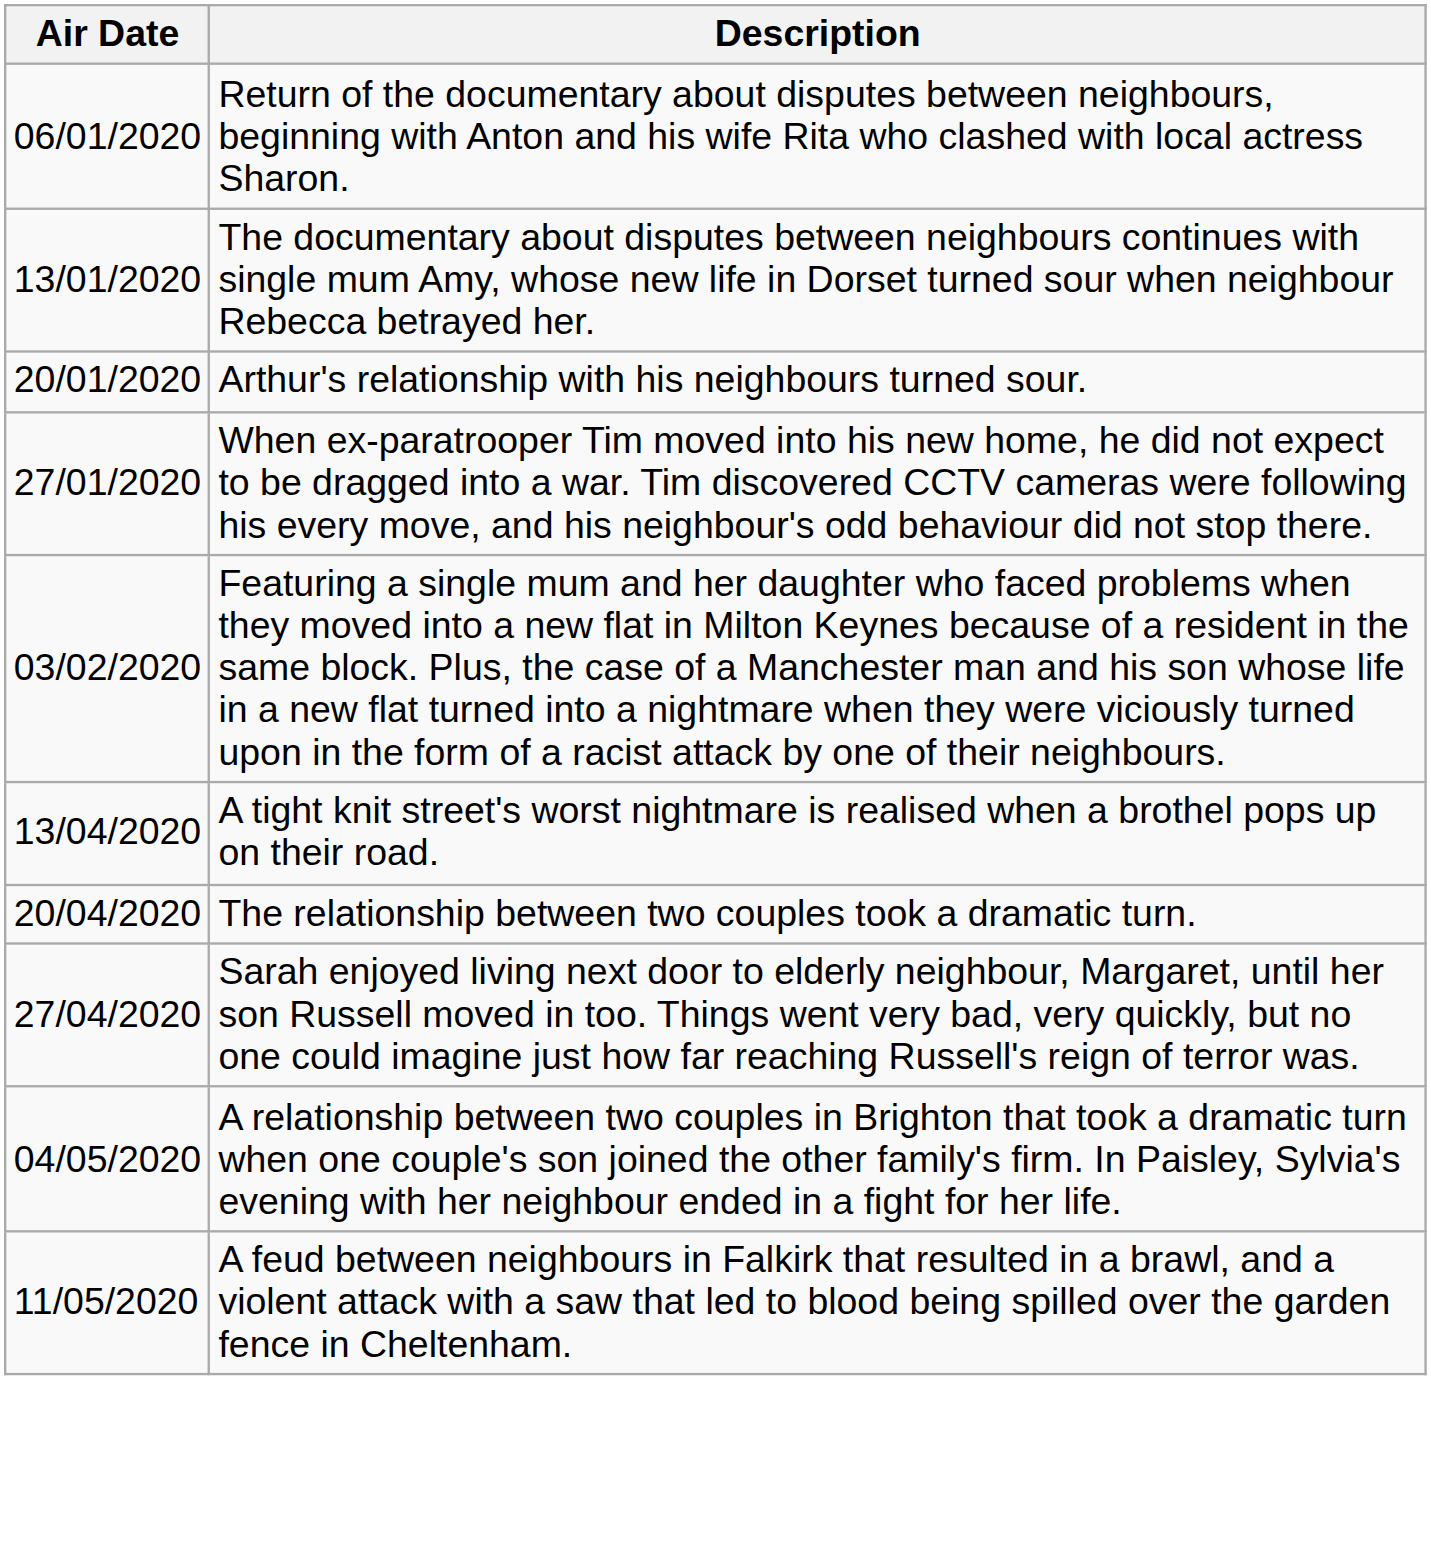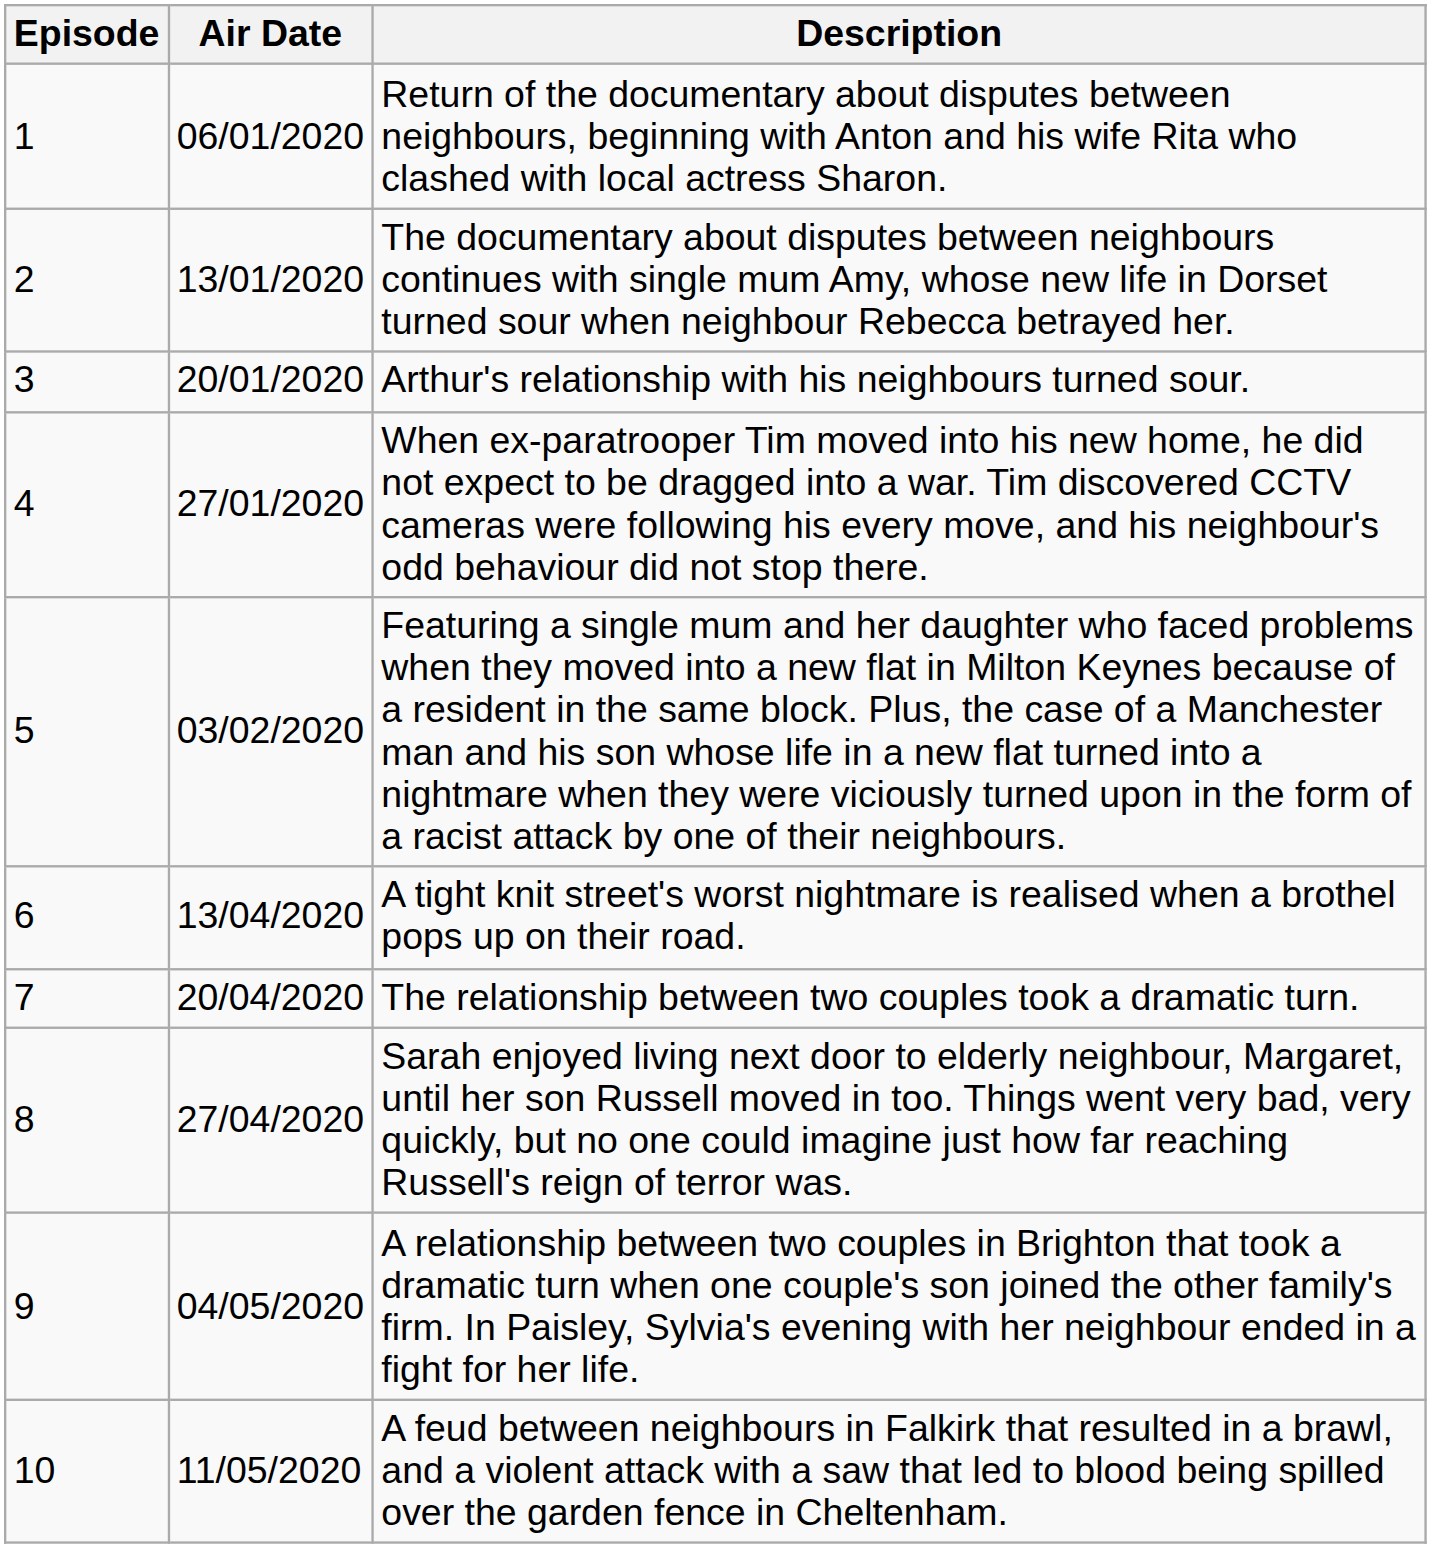+ column: (87, 34)
